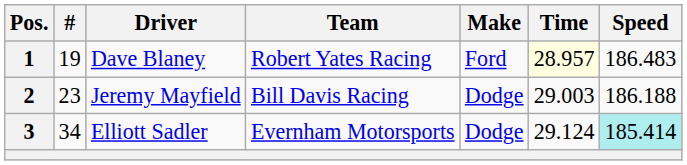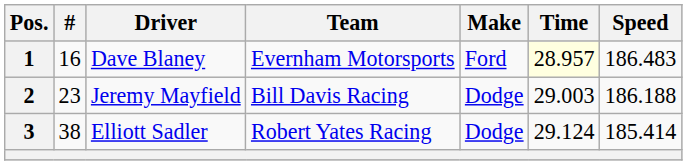(70, 59) 19 -> (70, 59) 16
(341, 59) Robert Yates Racing -> (353, 59) Evernham Motorsports
(70, 131) 34 -> (70, 131) 38
(353, 131) Evernham Motorsports -> (341, 131) Robert Yates Racing
(640, 131) paleturquoise background -> (640, 131) no background
